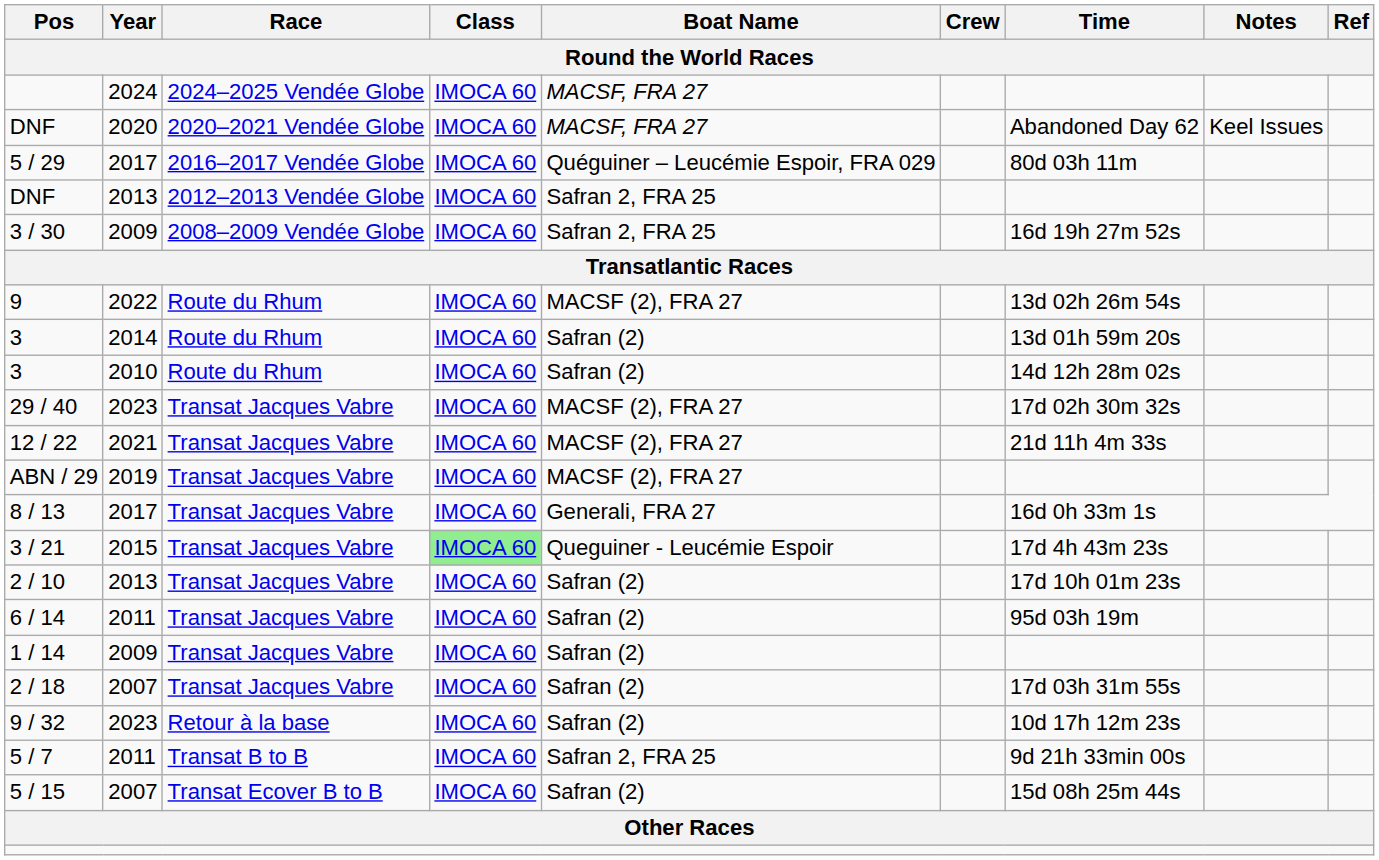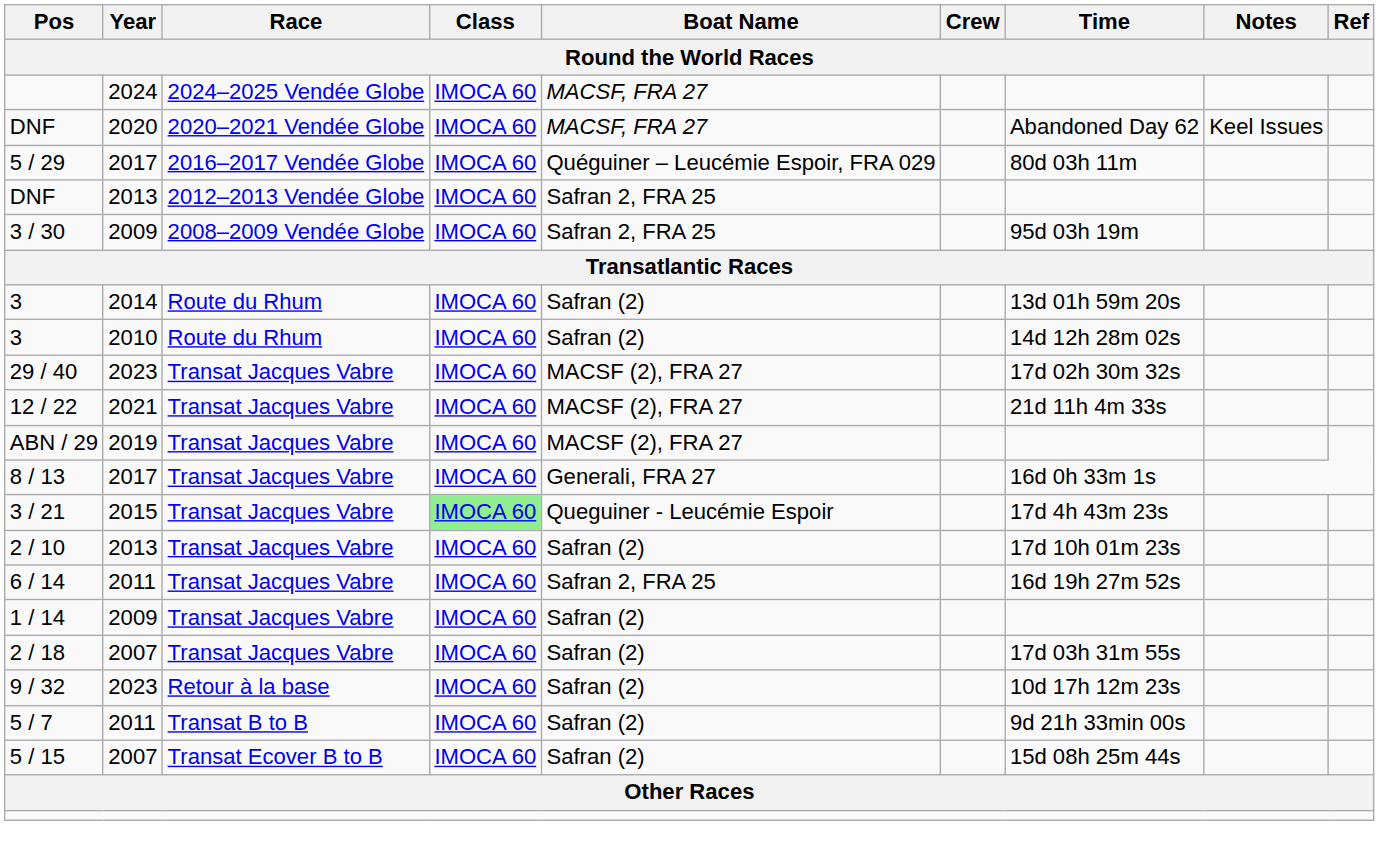(1095, 232) 16d 19h 27m 52s -> (1074, 232) 95d 03h 19m
- row: (16, 302)
(596, 617) Safran (2) -> (631, 582) Safran 2, FRA 25
(1074, 617) 95d 03h 19m -> (1095, 582) 16d 19h 27m 52s
(631, 757) Safran 2, FRA 25 -> (596, 722) Safran (2)
